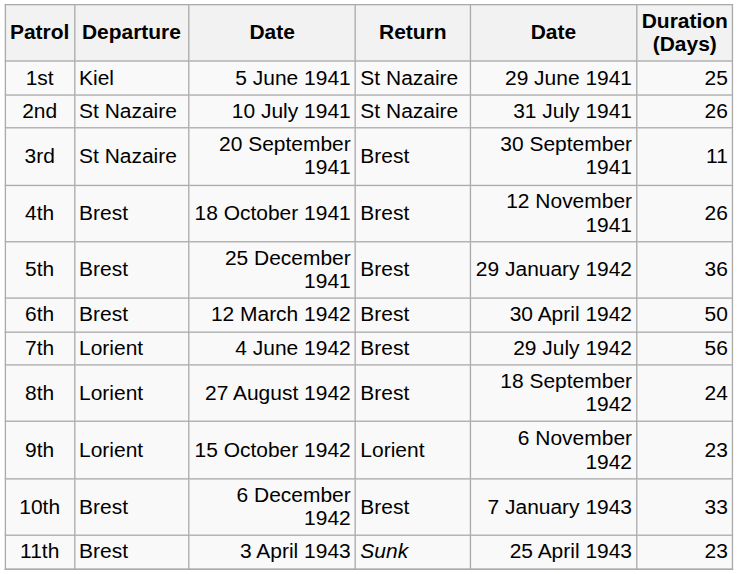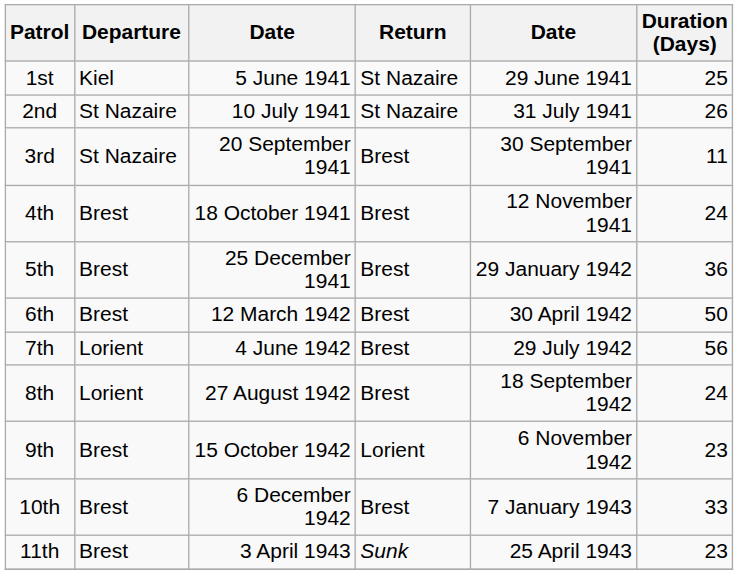(716, 213) 26 -> (716, 213) 24
(111, 449) Lorient -> (104, 449) Brest
